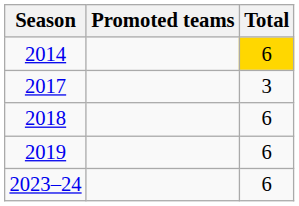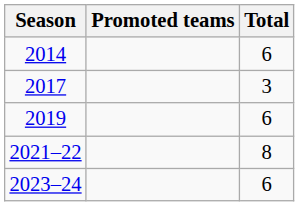(267, 53) gold background -> (267, 53) no background
- row: (46, 119)
+ row: (46, 151)
